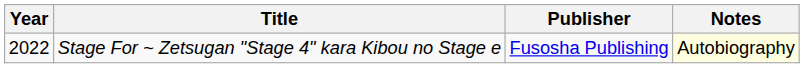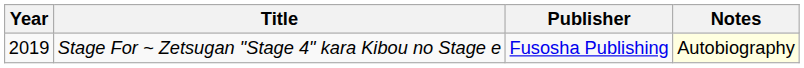(29, 47) 2022 -> (29, 47) 2019
